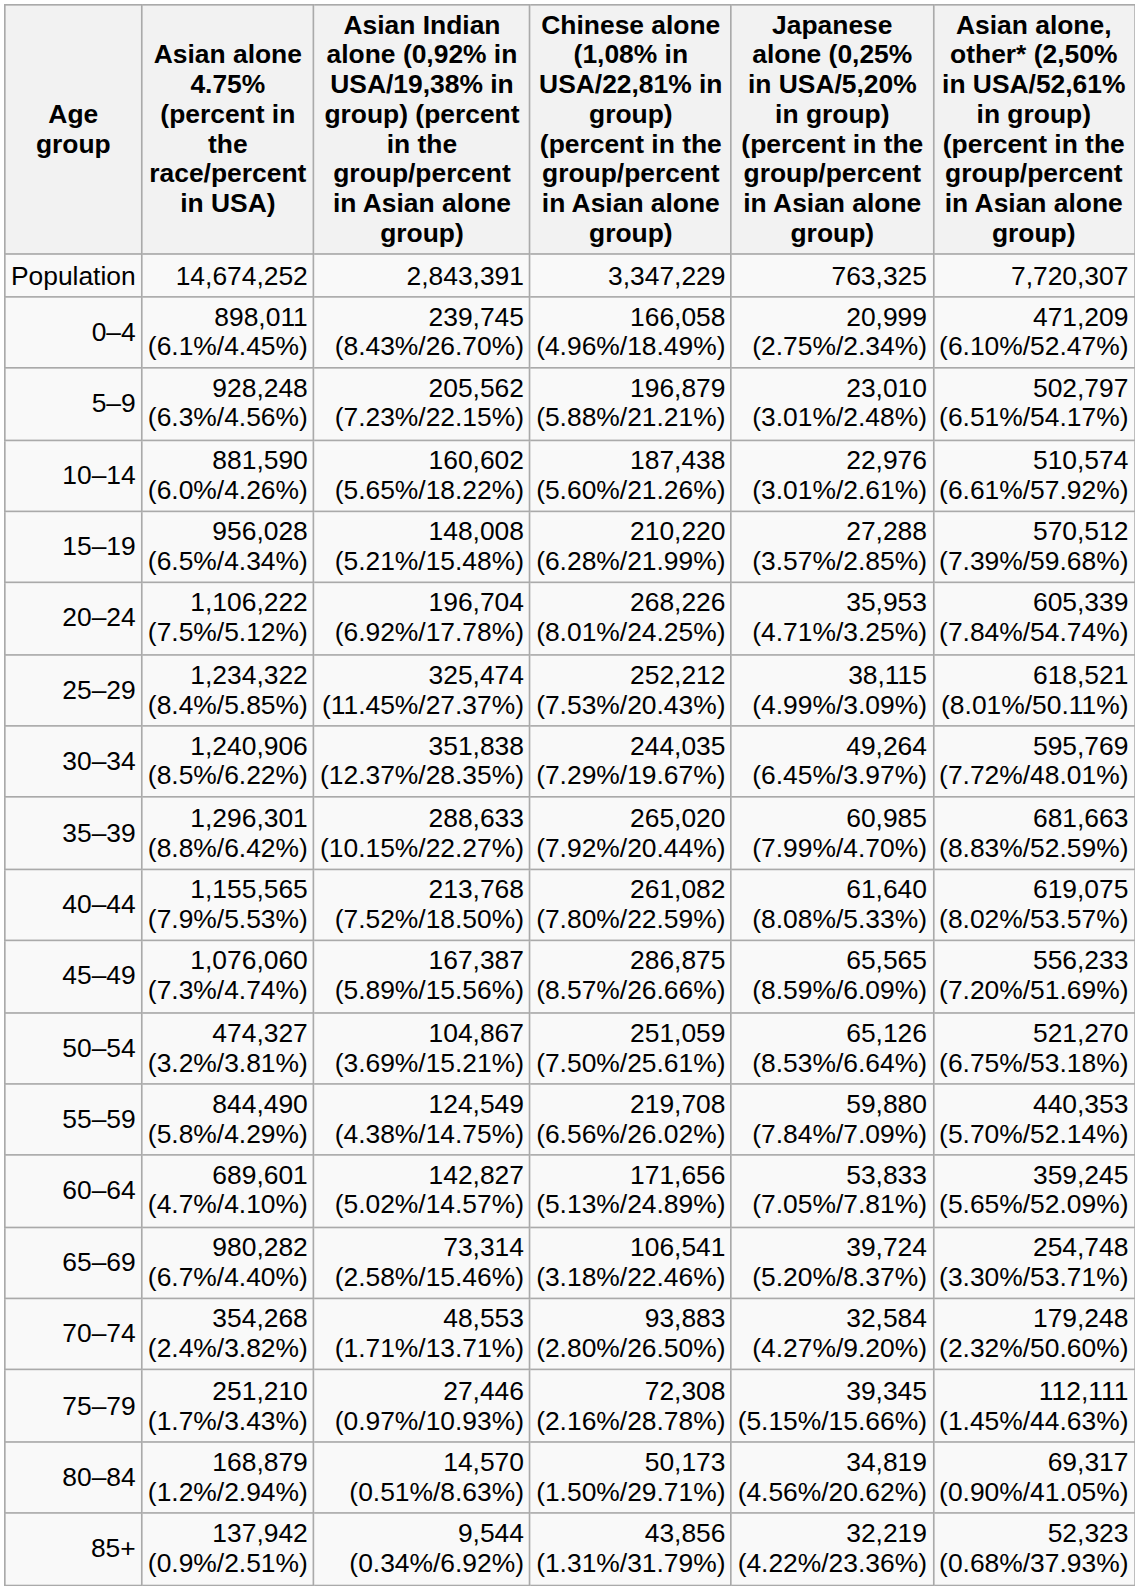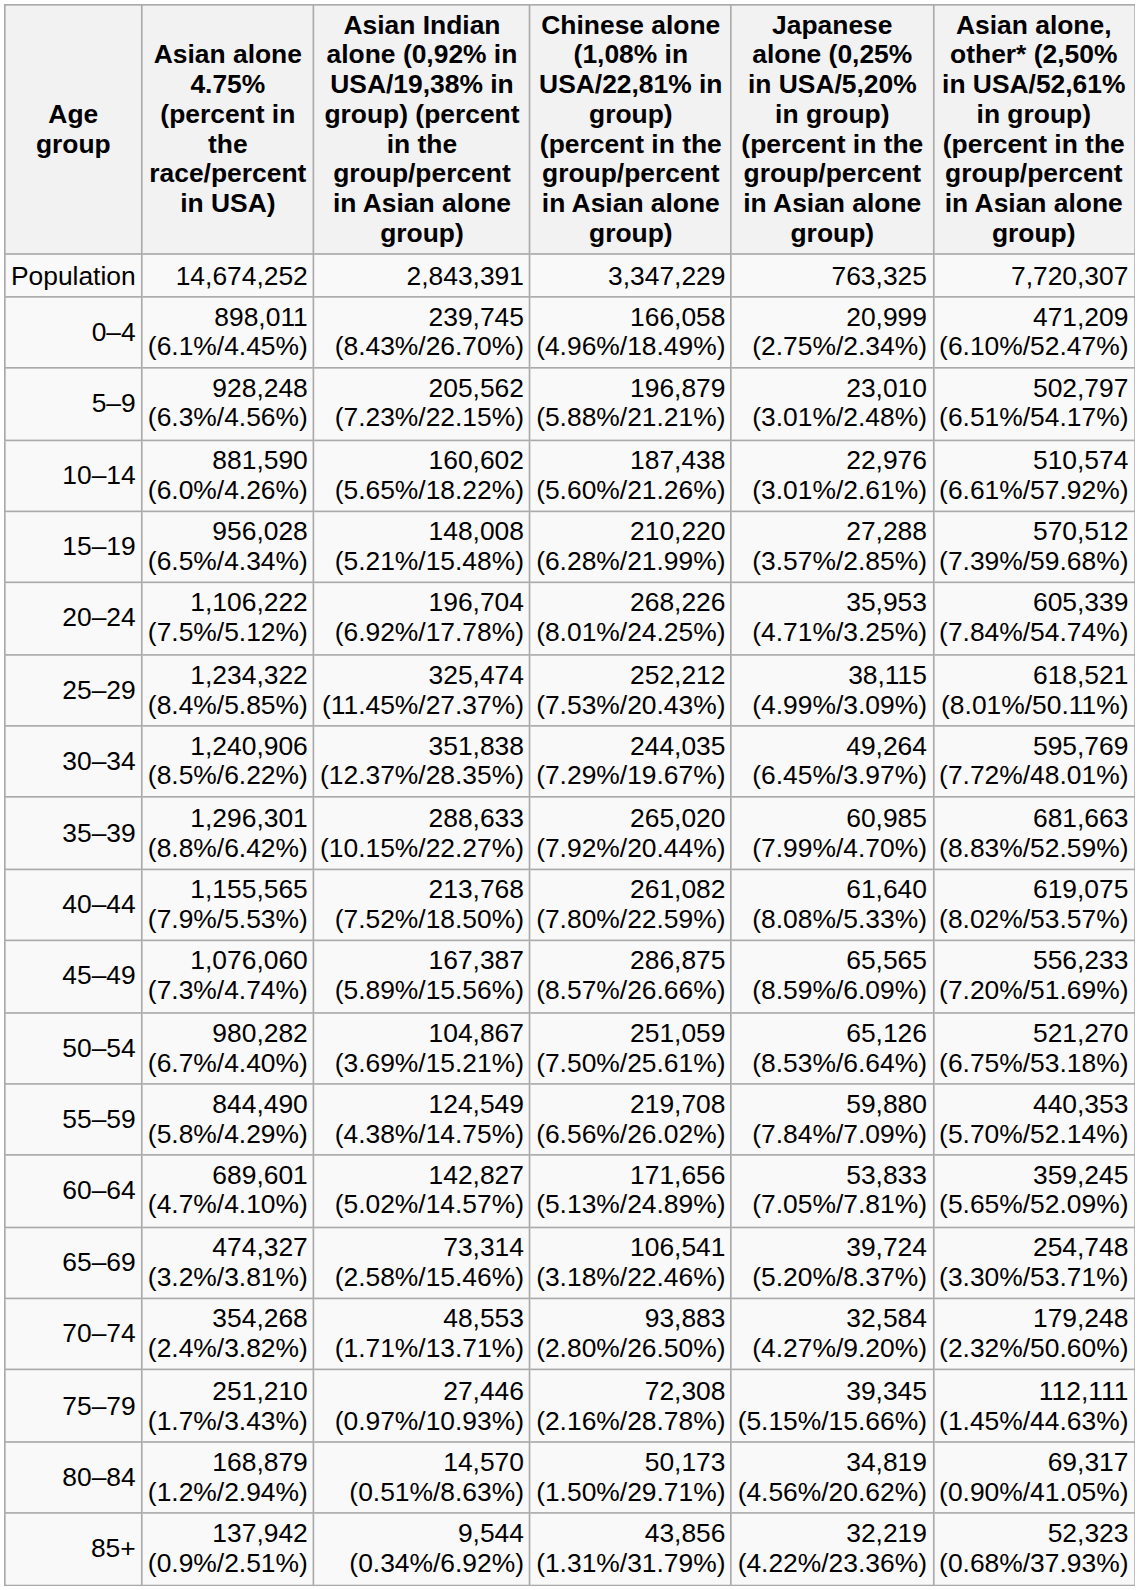(228, 1047) 474,327 (3.2%/3.81%) -> (228, 1047) 980,282 (6.7%/4.40%)
(228, 1262) 980,282 (6.7%/4.40%) -> (228, 1262) 474,327 (3.2%/3.81%)
